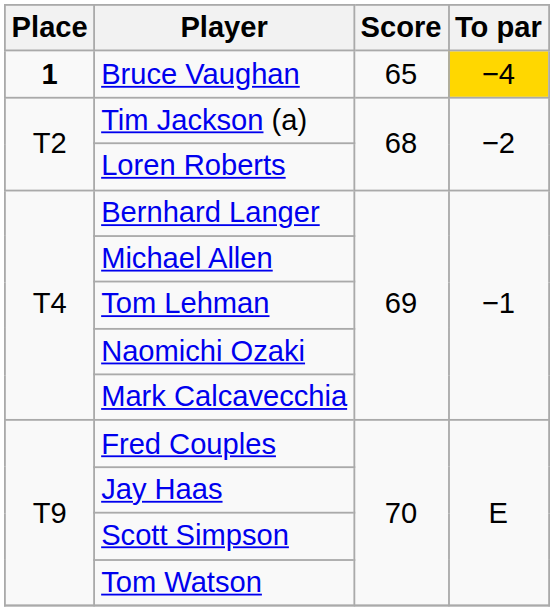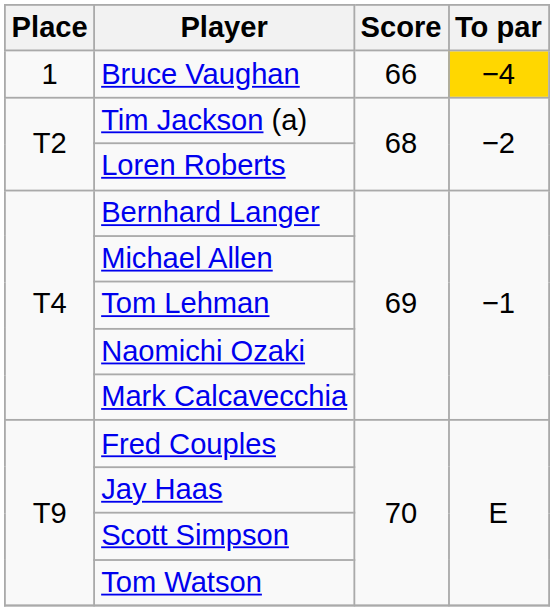(50, 73) bold -> (50, 73) normal
(401, 73) 65 -> (401, 73) 66
